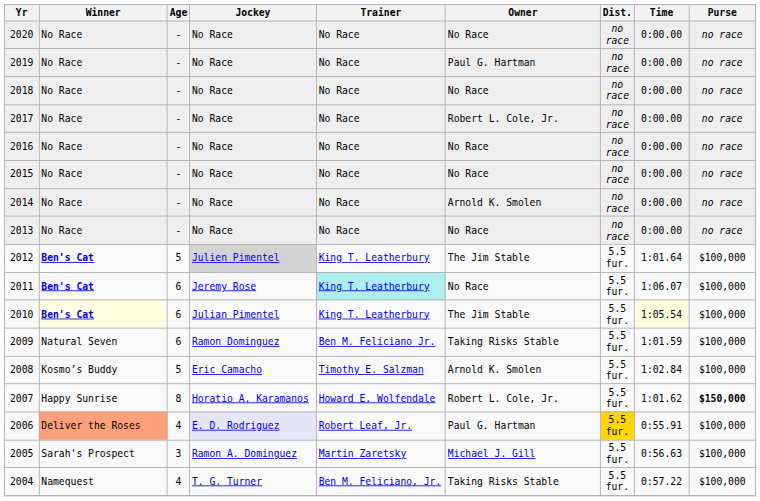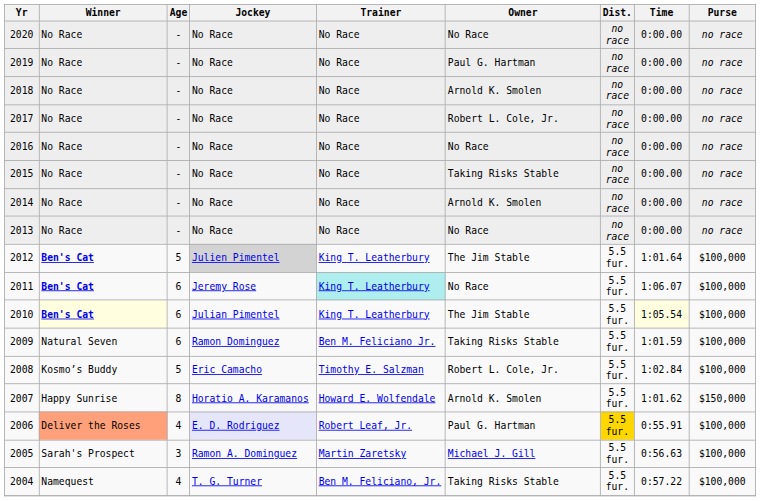(468, 90) No Race -> (495, 90) Arnold K. Smolen
(468, 174) No Race -> (503, 174) Taking Risks Stable
(495, 370) Arnold K. Smolen -> (503, 370) Robert L. Cole, Jr.
(503, 398) Robert L. Cole, Jr. -> (495, 398) Arnold K. Smolen
(722, 398) bold -> (722, 398) normal
